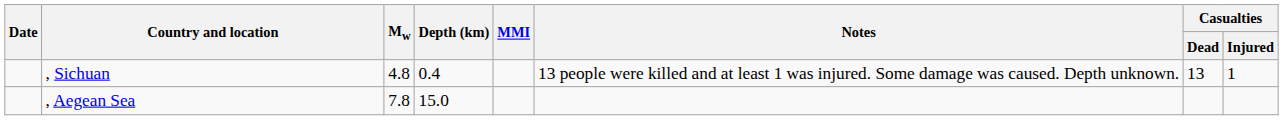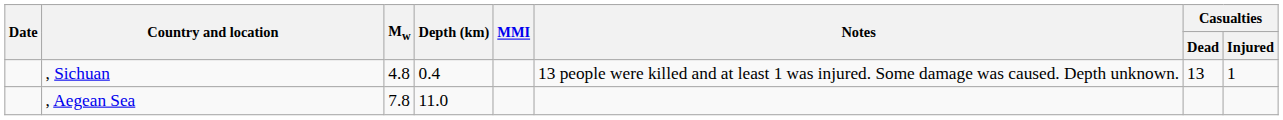(434, 100) 15.0 -> (433, 100) 11.0
